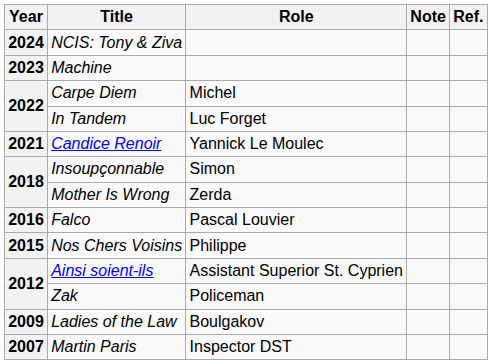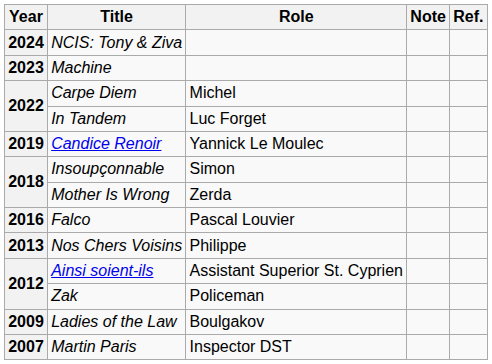(26, 144) 2021 -> (26, 144) 2019
(26, 245) 2015 -> (26, 245) 2013
